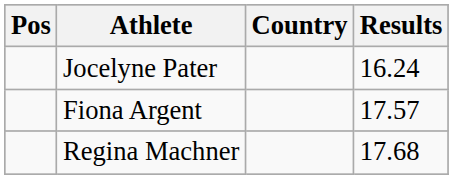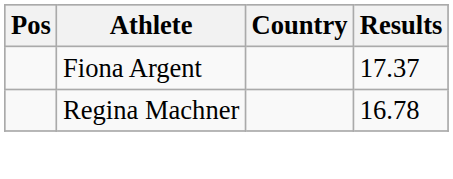- row: (140, 67)
(390, 109) 17.57 -> (390, 67) 17.37
(390, 151) 17.68 -> (390, 109) 16.78
